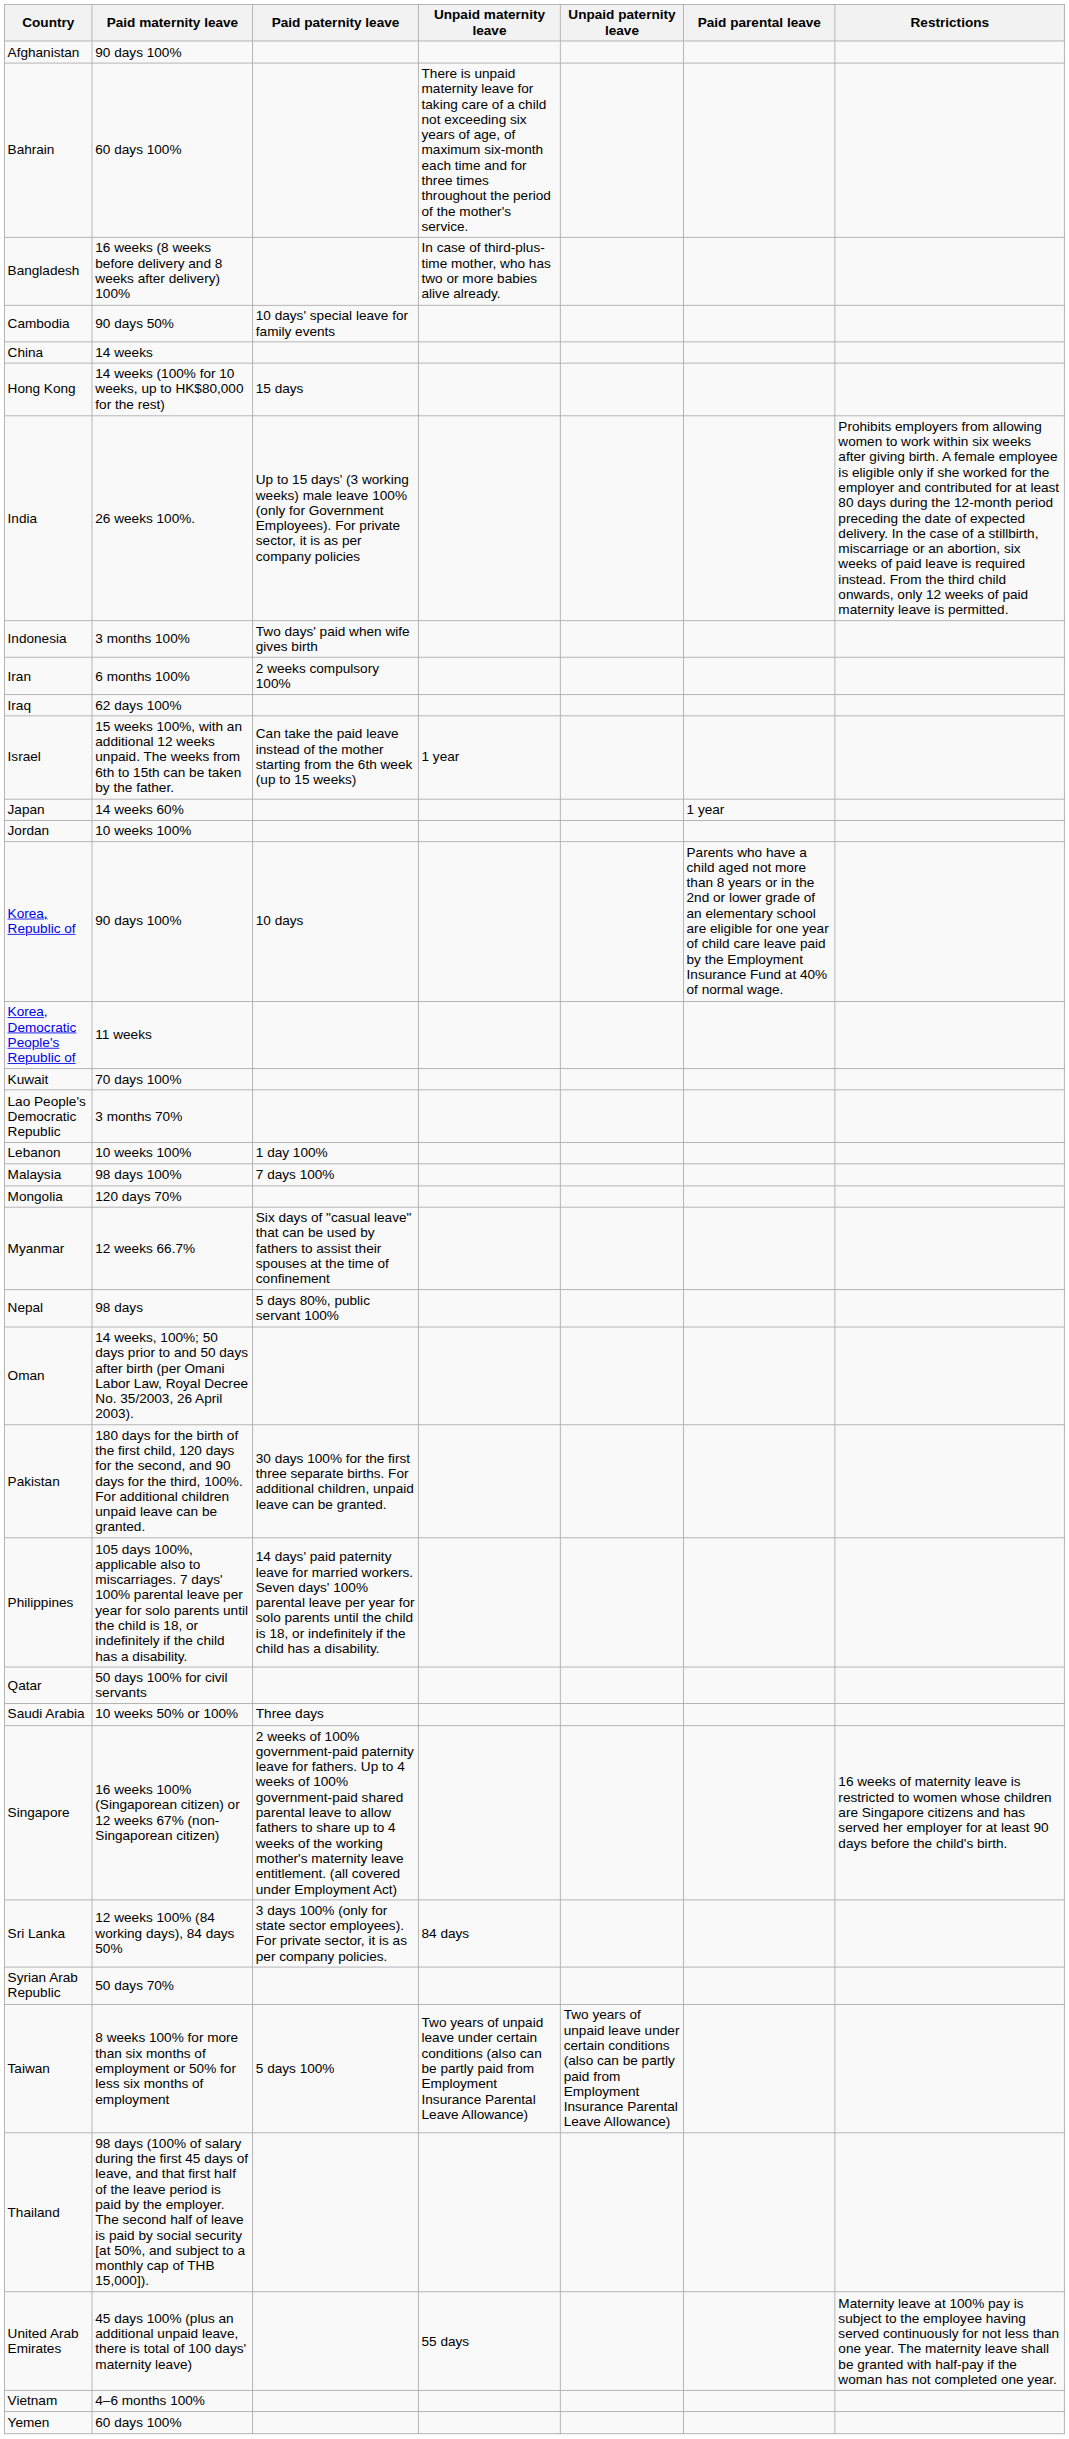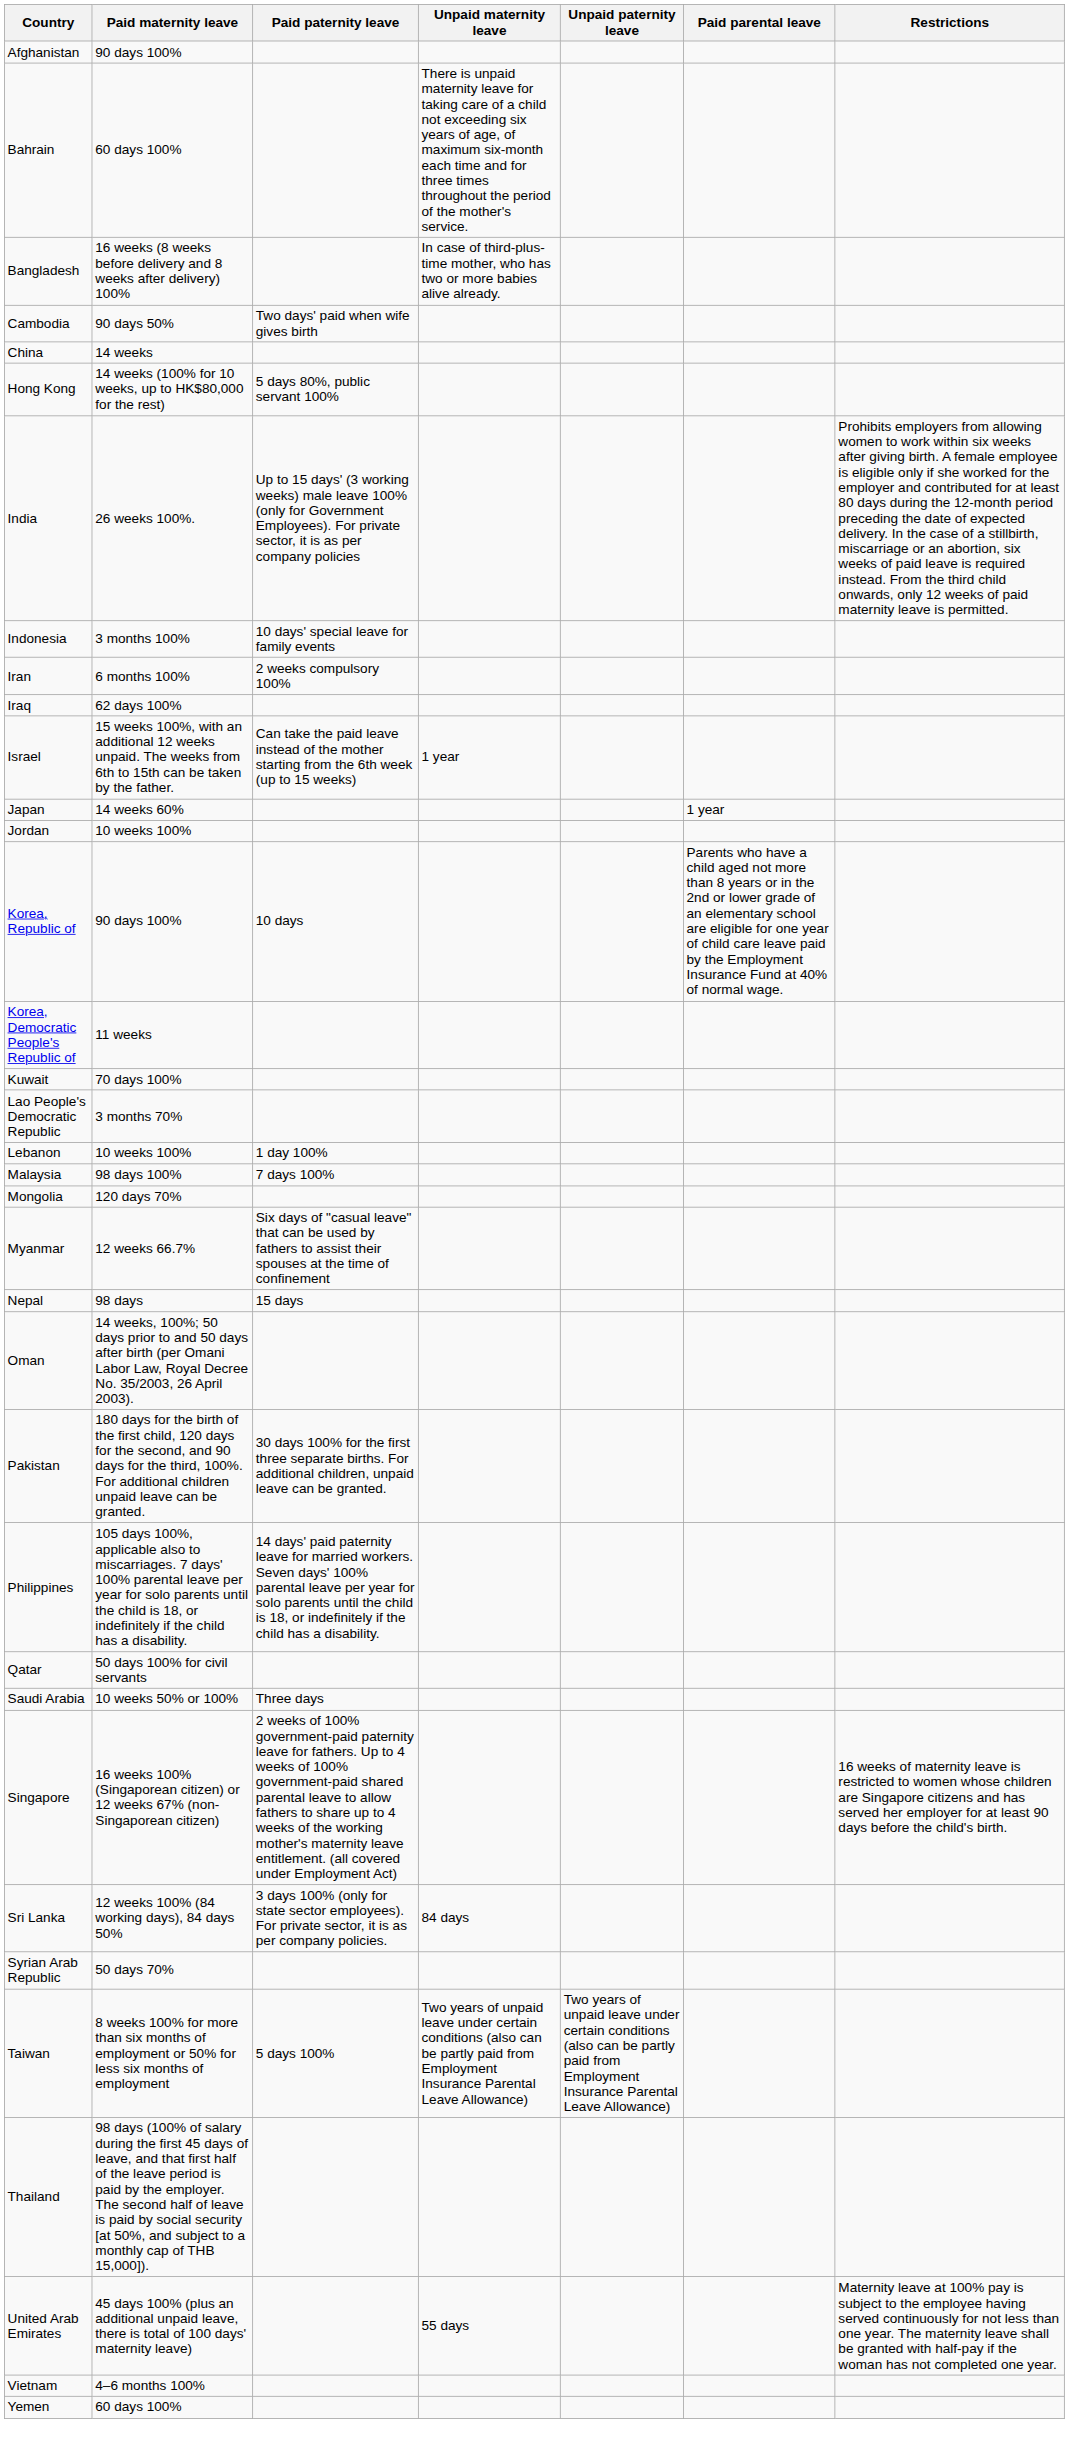(332, 323) 10 days' special leave for family events -> (333, 323) Two days' paid when wife gives birth
(280, 389) 15 days -> (313, 389) 5 days 80%, public servant 100%
(333, 639) Two days' paid when wife gives birth -> (332, 639) 10 days' special leave for family events
(313, 1308) 5 days 80%, public servant 100% -> (280, 1300) 15 days
